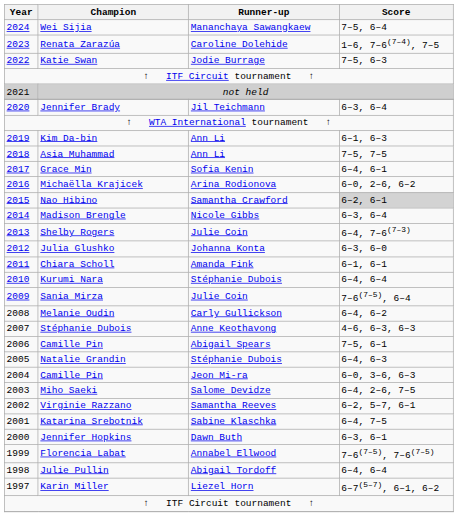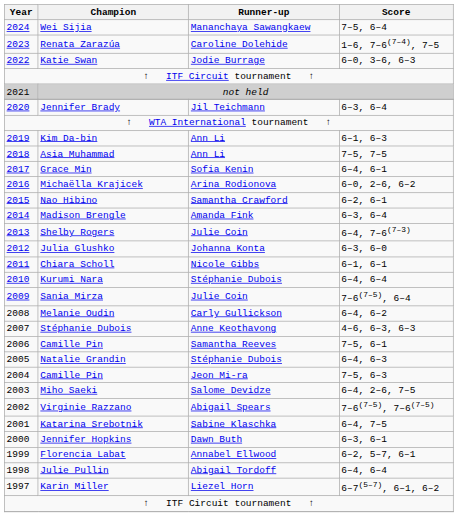(364, 61) 7–5, 6–3 -> (378, 61) 6–0, 3–6, 6–3
(364, 200) lightgrey background -> (364, 200) no background
(225, 216) Nicole Gibbs -> (222, 216) Amanda Fink
(222, 264) Amanda Fink -> (225, 264) Nicole Gibbs
(231, 344) Abigail Spears -> (234, 344) Samantha Reeves
(378, 375) 6–0, 3–6, 6–3 -> (364, 375) 7–5, 6–3
(234, 406) Samantha Reeves -> (231, 407) Abigail Spears
(378, 406) 6–2, 5–7, 6–1 -> (388, 407) 7–6(7–5), 7–6(7–5)
(388, 454) 7–6(7–5), 7–6(7–5) -> (378, 455) 6–2, 5–7, 6–1
